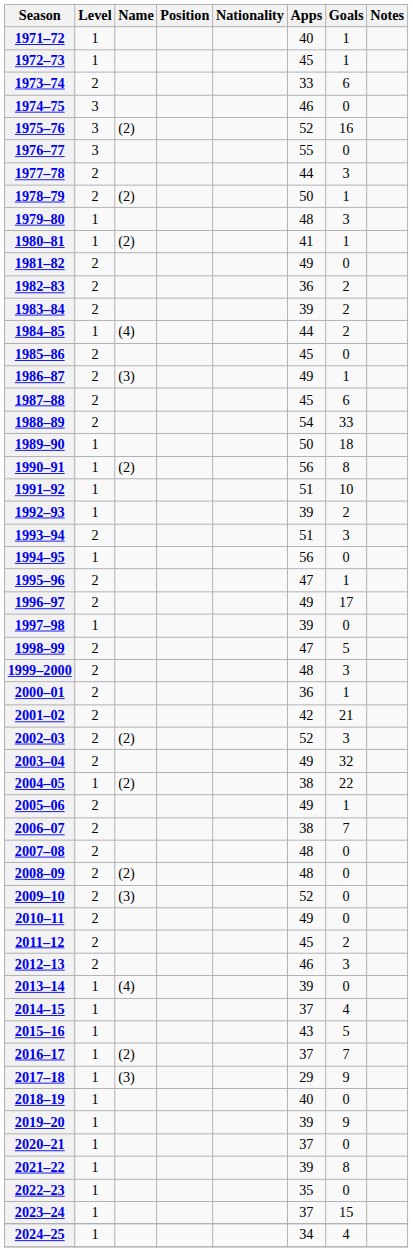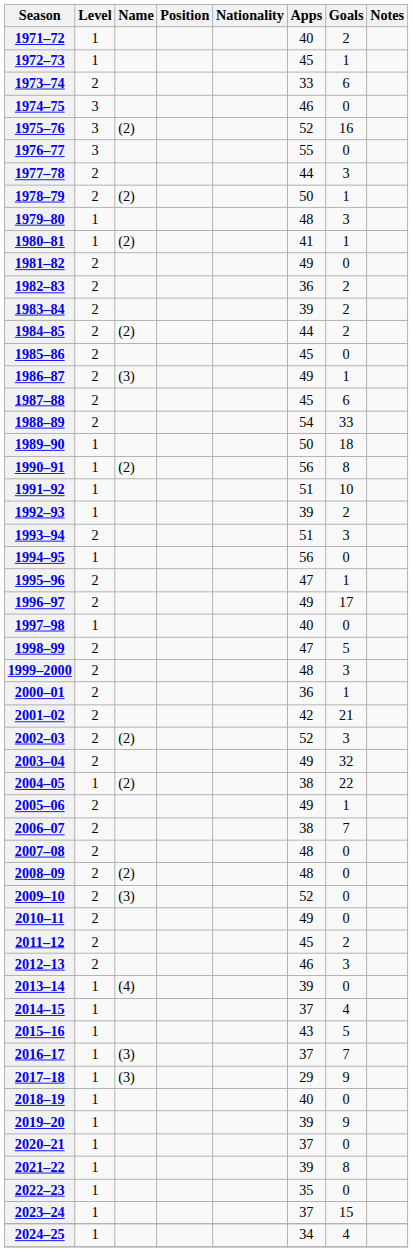(346, 38) 1 -> (346, 38) 2
(95, 331) 1 -> (95, 331) 2
(126, 331) (4) -> (126, 331) (2)
(306, 625) 39 -> (306, 625) 40
(126, 1054) (2) -> (126, 1054) (3)
